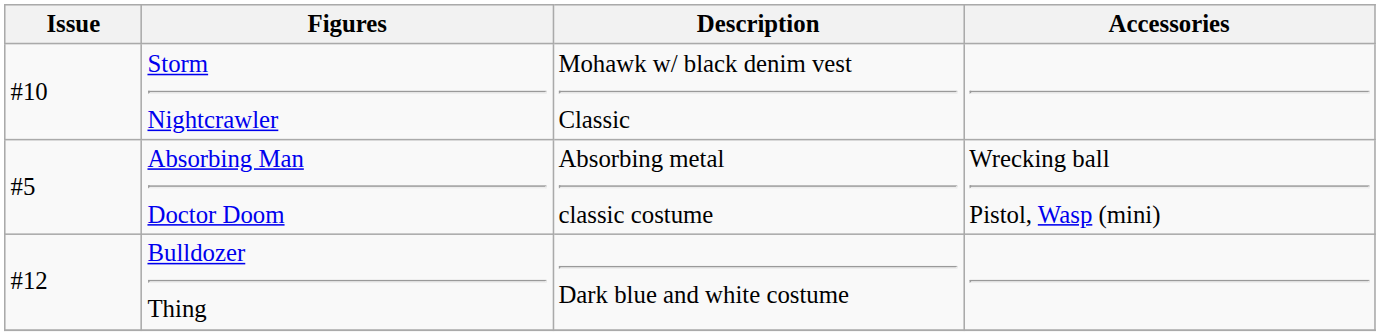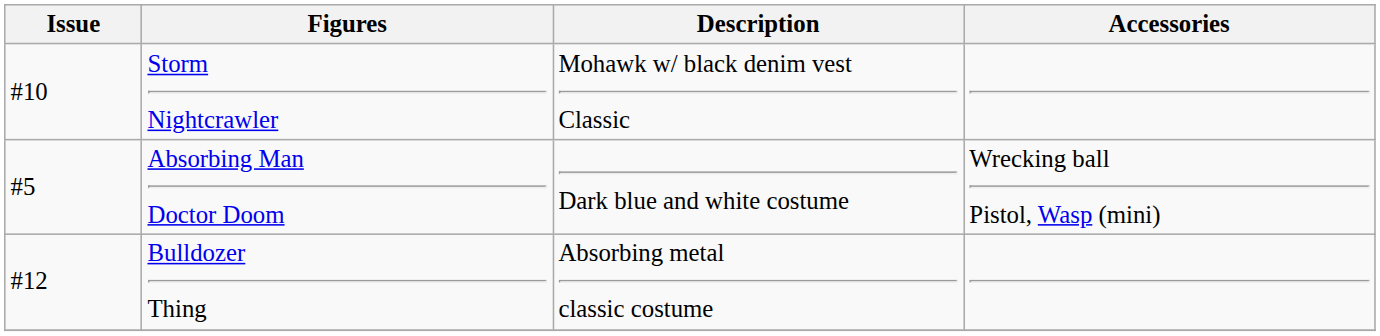(758, 186) Absorbing metal classic costume -> (758, 192) Dark blue and white costume
(758, 287) Dark blue and white costume -> (758, 281) Absorbing metal classic costume
